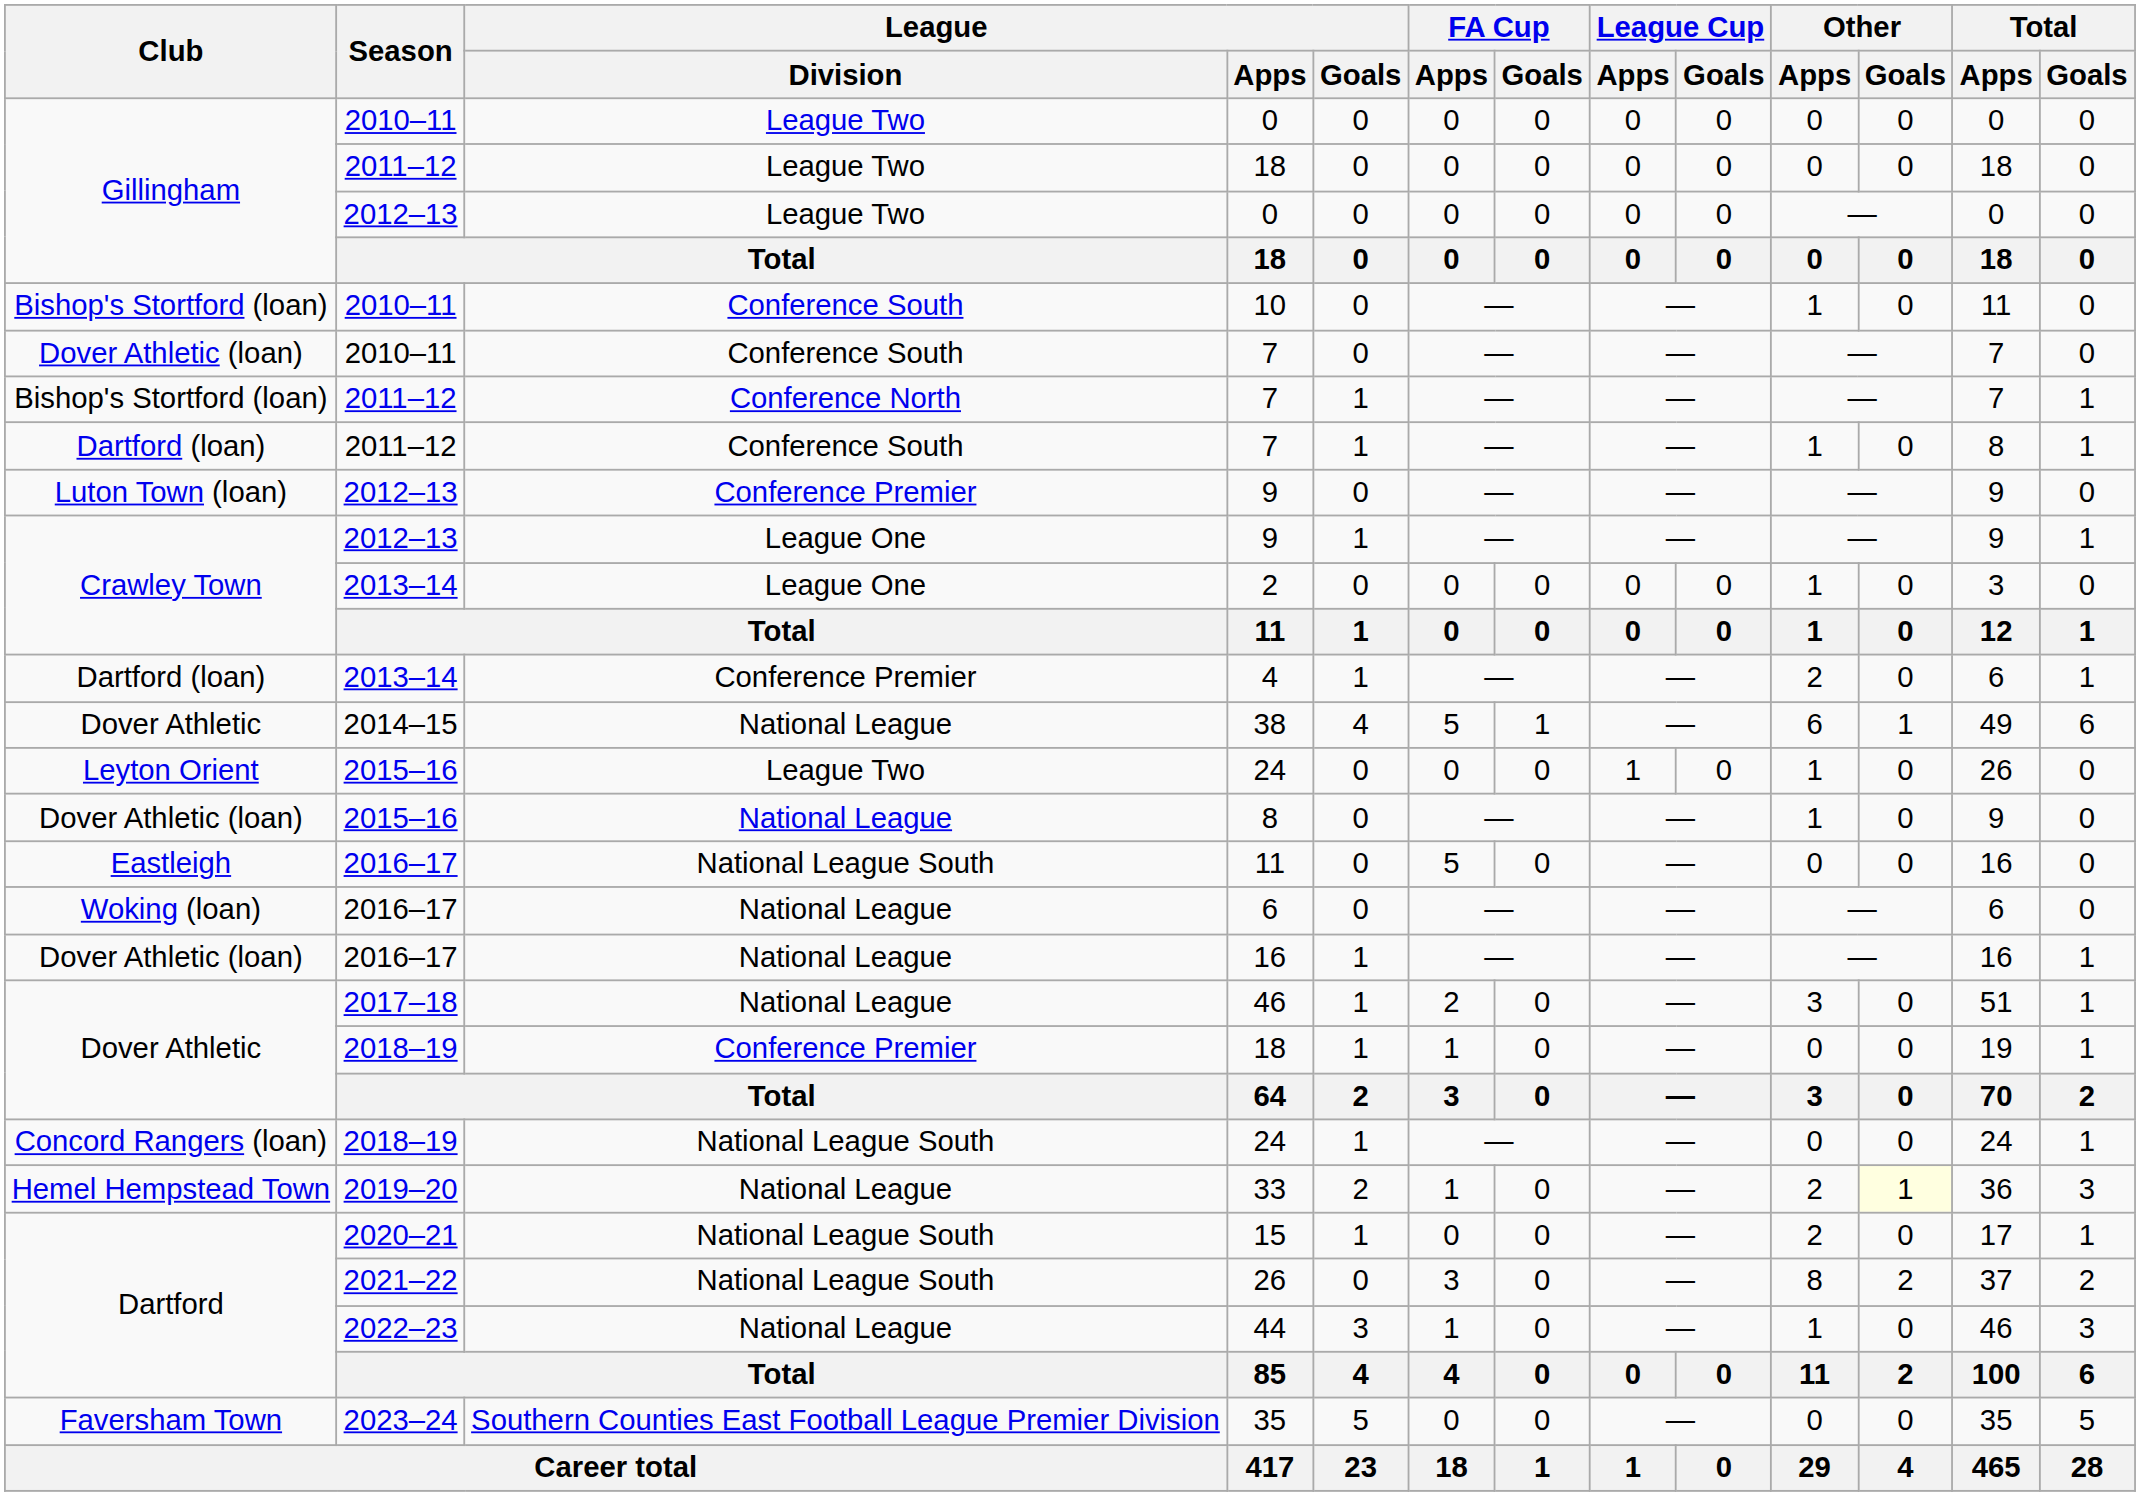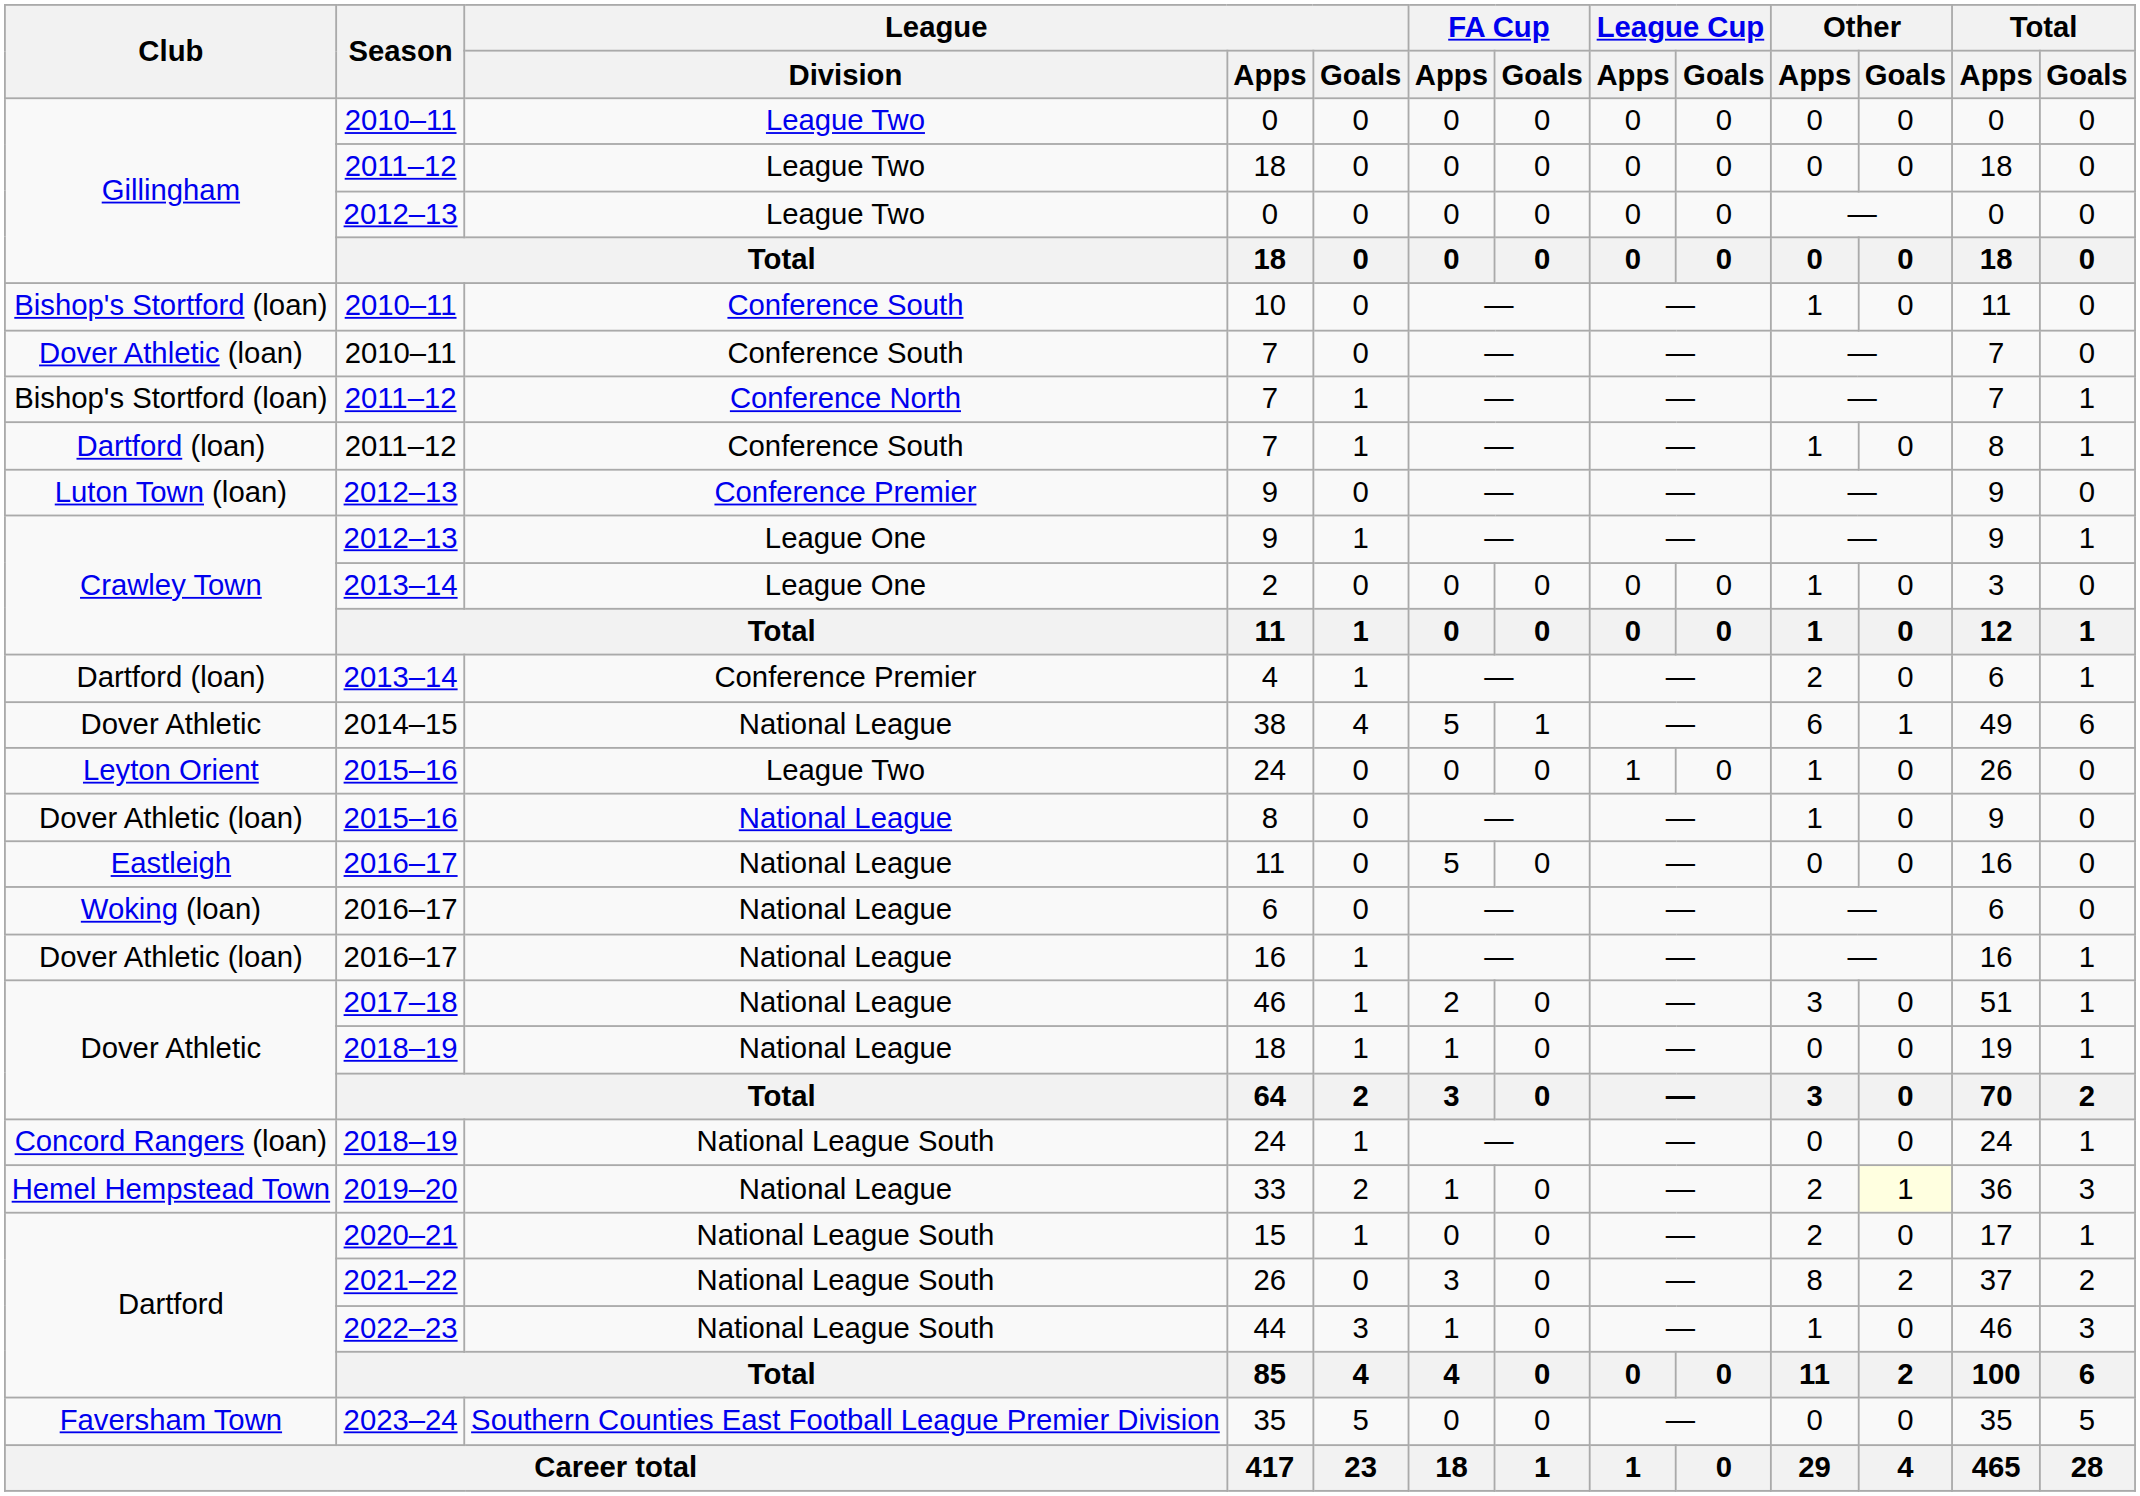(845, 863) National League South -> (845, 863) National League
(845, 1049) Conference Premier -> (845, 1049) National League
(845, 1327) National League -> (845, 1327) National League South
